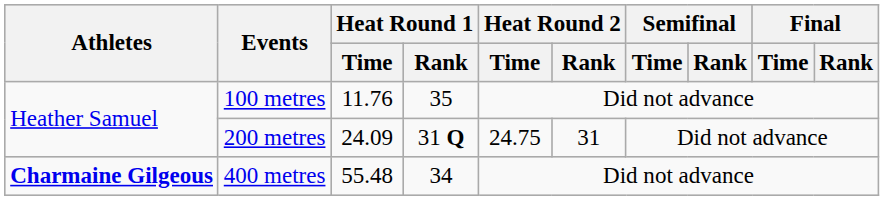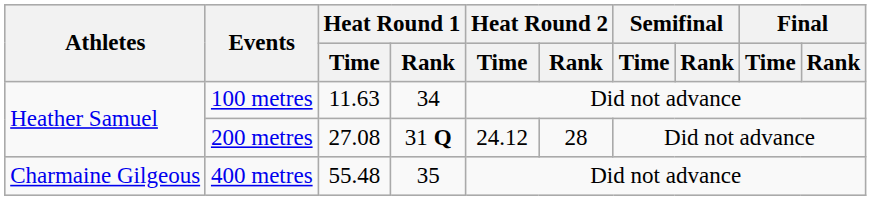(367, 99) 11.76 -> (354, 99) 11.63
(441, 99) 35 -> (428, 99) 34
(367, 137) 24.09 -> (354, 137) 27.08
(515, 137) 24.75 -> (502, 137) 24.12
(589, 137) 31 -> (576, 137) 28
(112, 175) bold -> (105, 175) normal
(441, 175) 34 -> (428, 175) 35
